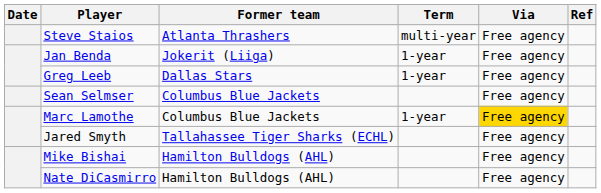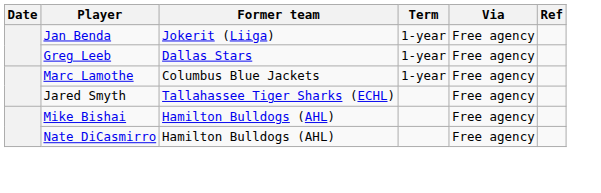- row: (89, 35)
- row: (89, 96)
(523, 116) gold background -> (493, 76) no background
